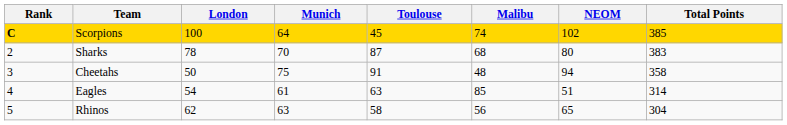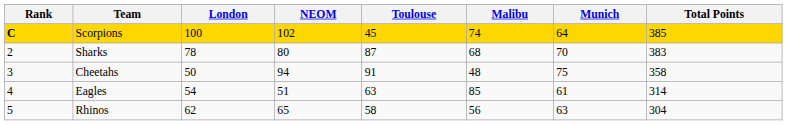columns swapped: (321, 14) <-> (603, 14)
